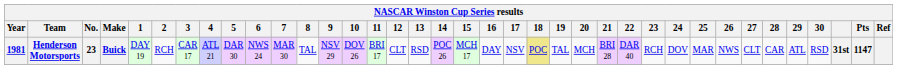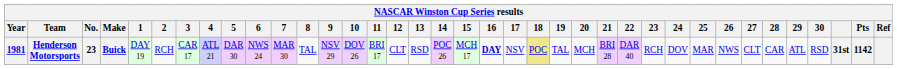(491, 50) normal -> (491, 50) bold
(863, 50) 1147 -> (863, 50) 1142
